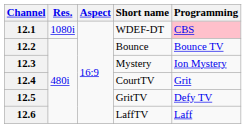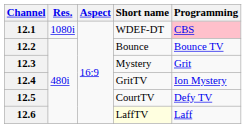(200, 64) Ion Mystery -> (183, 64) Grit
(135, 81) CourtTV -> (132, 81) GritTV
(183, 81) Grit -> (200, 81) Ion Mystery
(132, 98) GritTV -> (135, 98) CourtTV
(132, 115) no background -> (132, 115) lightyellow background
